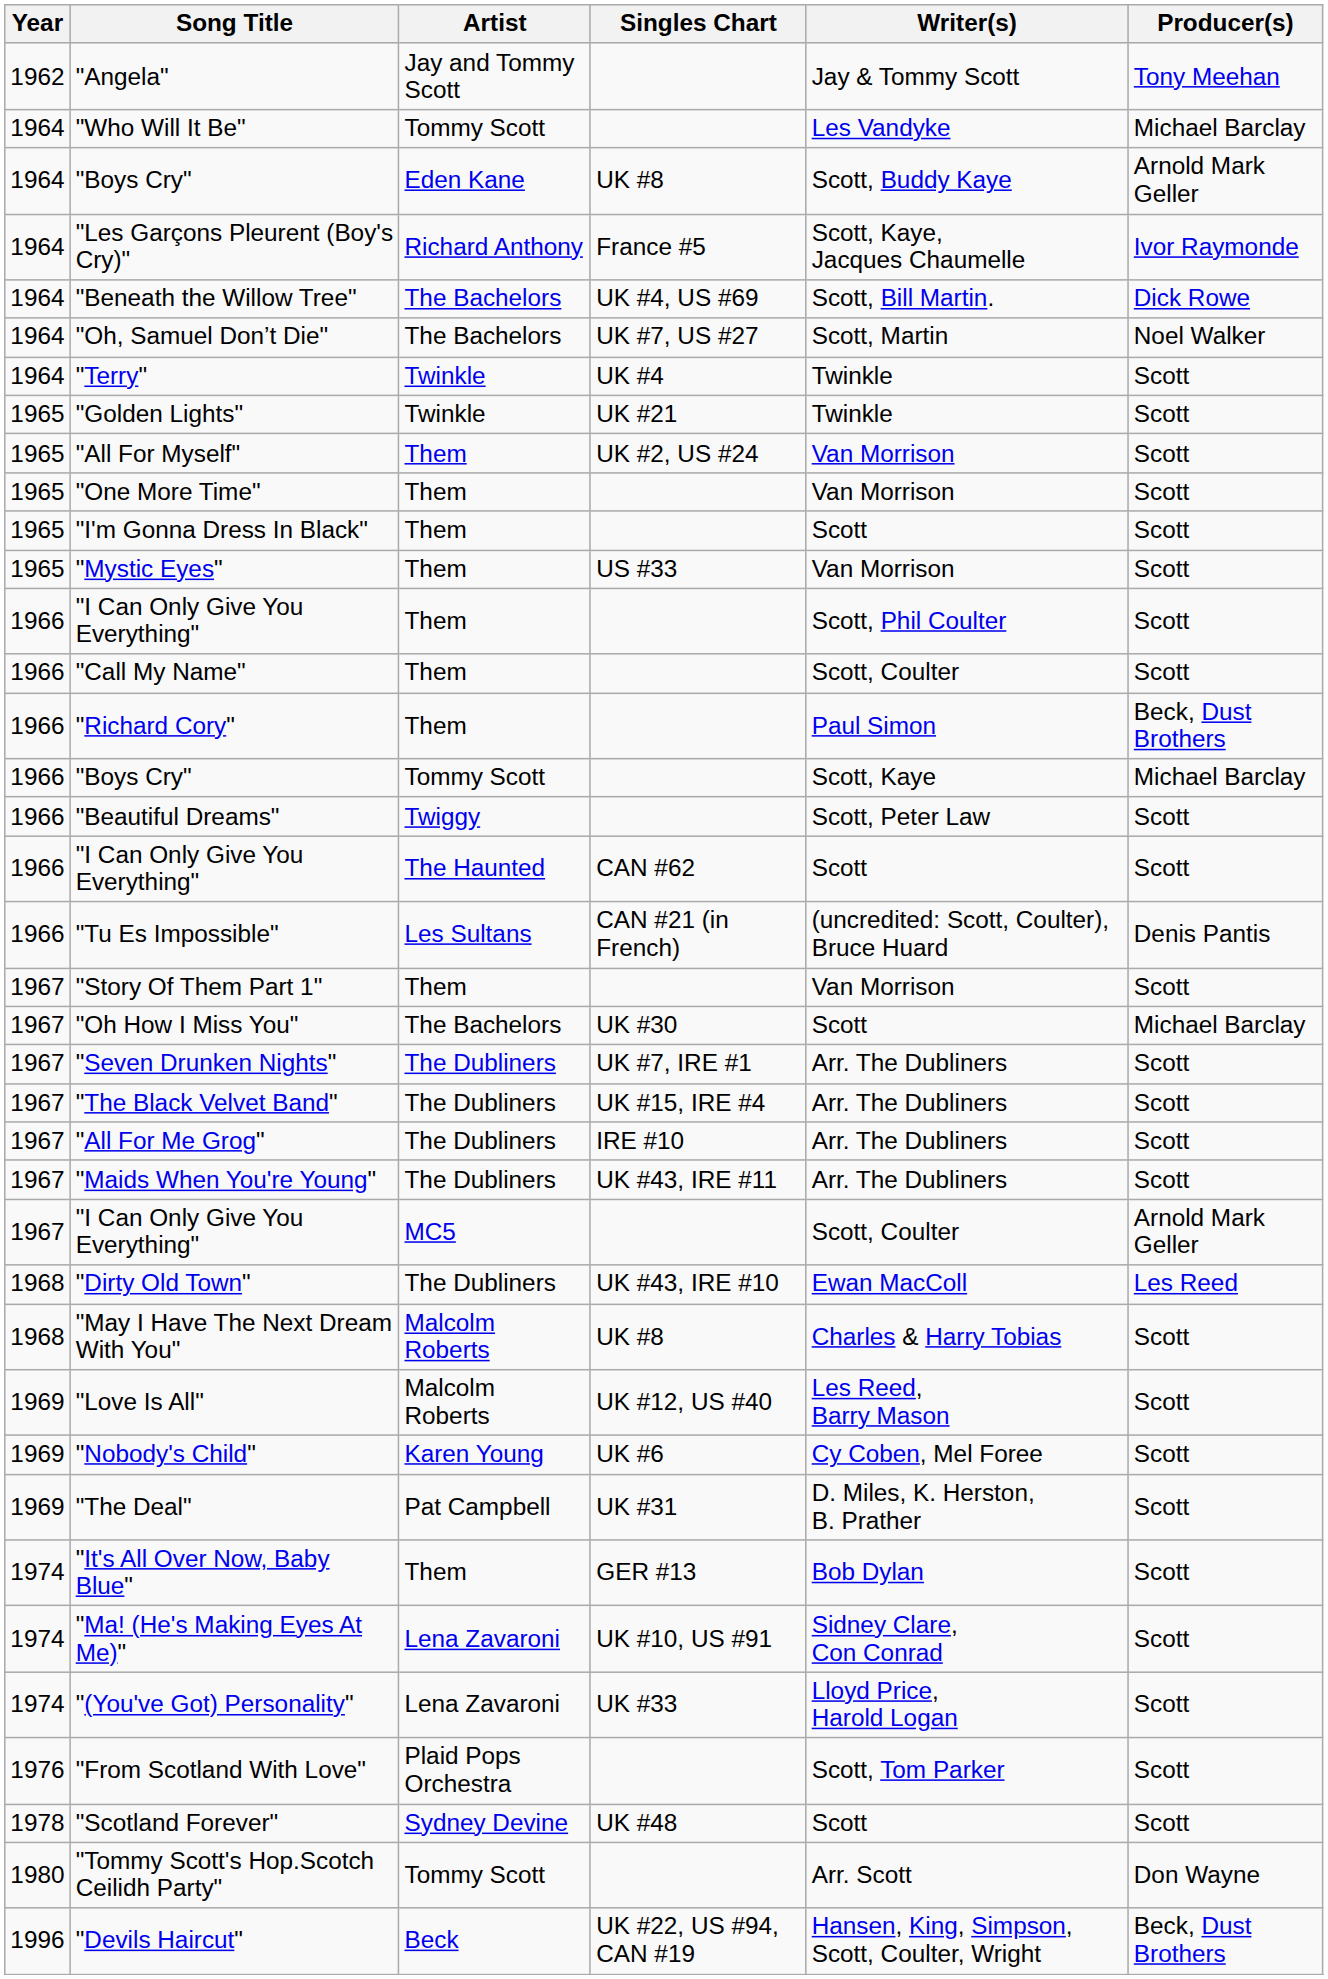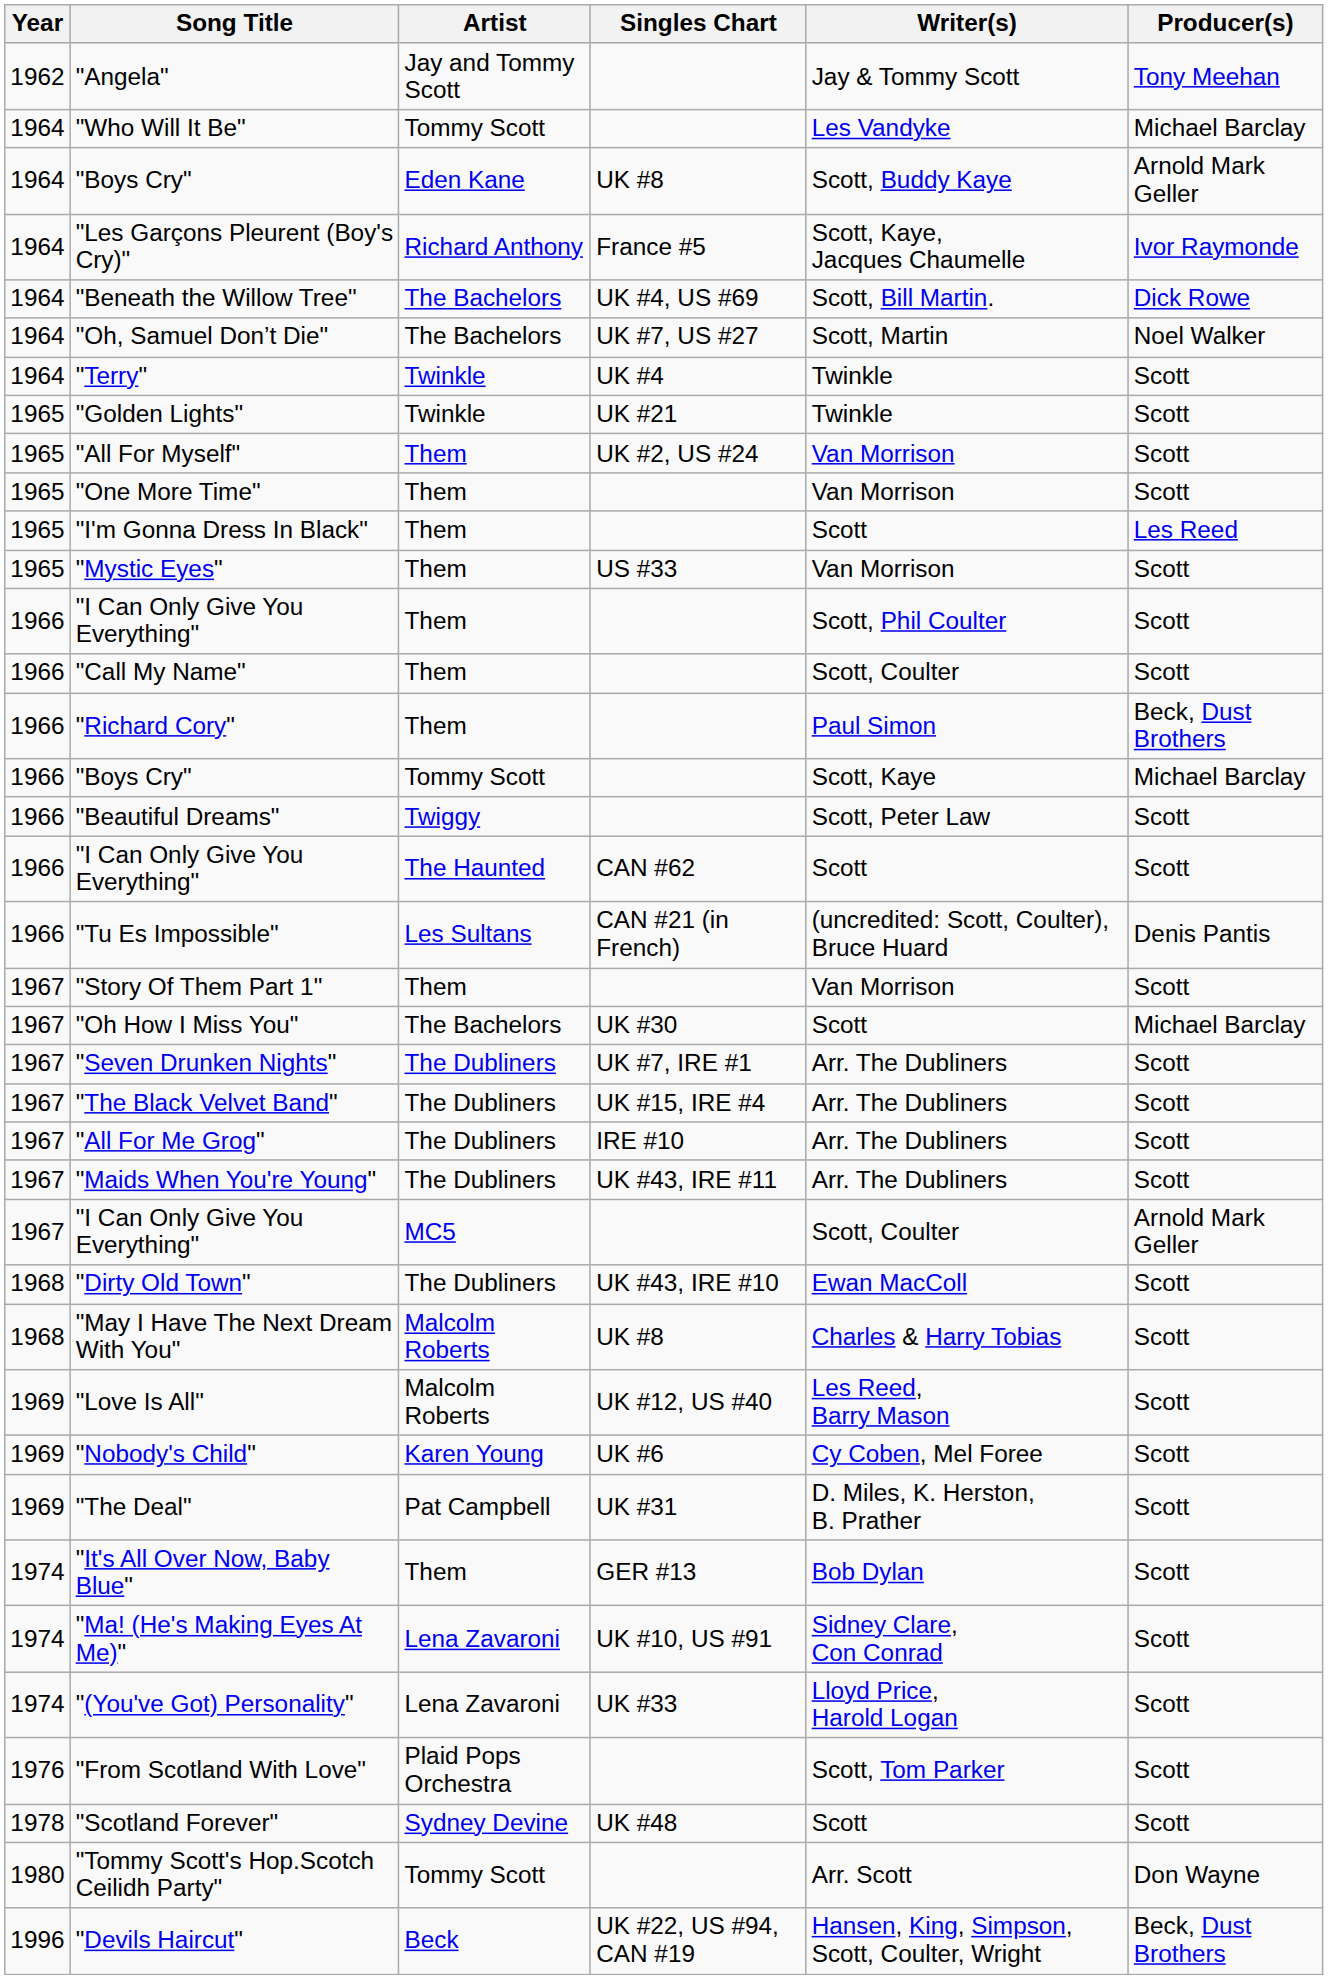(1162, 530) Scott -> (1186, 530) Les Reed
(1186, 1284) Les Reed -> (1162, 1284) Scott
